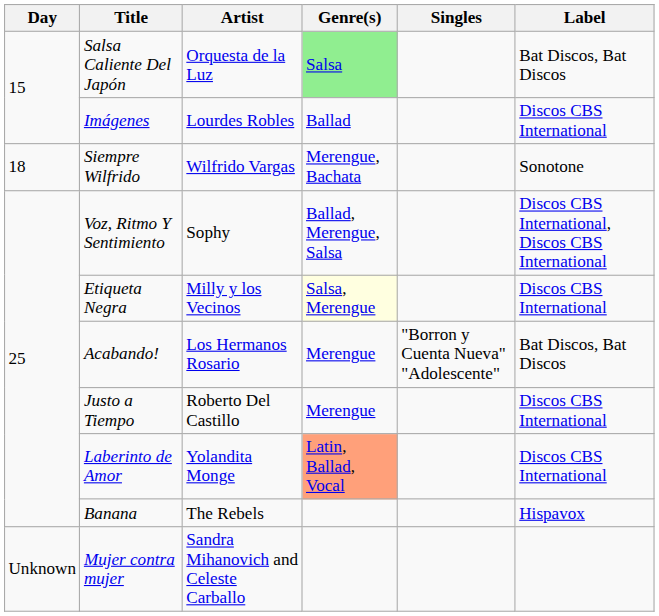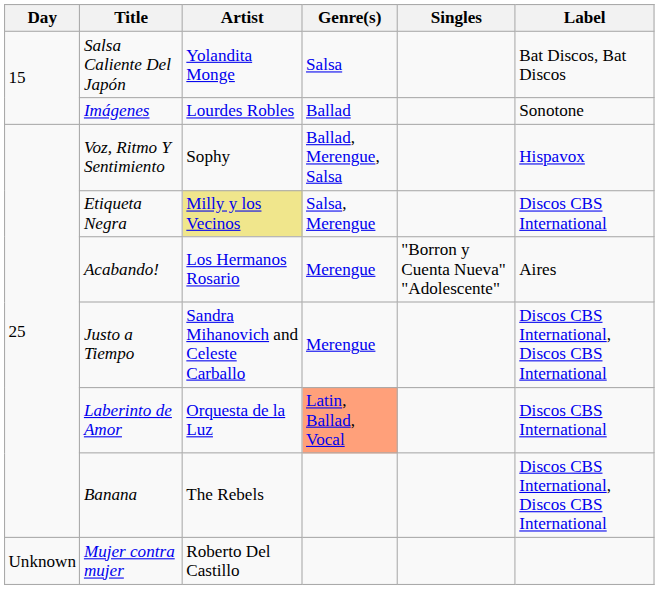(236, 64) Orquesta de la Luz -> (219, 64) Yolandita Monge
(324, 64) lightgreen background -> (324, 64) no background
(563, 120) Discos CBS International -> (552, 110) Sonotone
- row: (112, 166)
(565, 232) Discos CBS International, Discos CBS International -> (552, 157) Hispavox
(224, 298) no background -> (224, 213) khaki background
(341, 298) lightyellow background -> (341, 213) no background
(573, 354) Bat Discos, Bat Discos -> (538, 269) Aires
(228, 410) Roberto Del Castillo -> (242, 344) Sandra Mihanovich and Celeste Carballo
(563, 410) Discos CBS International -> (565, 344) Discos CBS International, Discos CBS International
(219, 466) Yolandita Monge -> (236, 419) Orquesta de la Luz
(552, 512) Hispavox -> (565, 495) Discos CBS International, Discos CBS International
(242, 568) Sandra Mihanovich and Celeste Carballo -> (228, 560) Roberto Del Castillo
